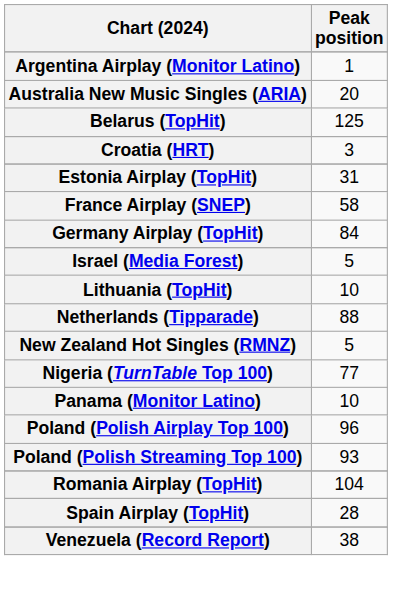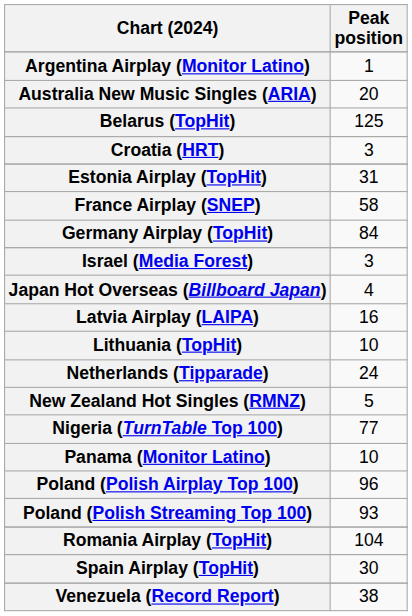(349, 261) 5 -> (369, 261) 3
+ row: (168, 289)
+ row: (168, 317)
(349, 317) 88 -> (369, 373) 24
(349, 512) 28 -> (369, 568) 30
